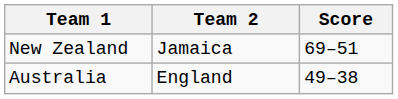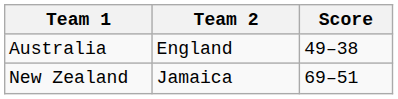rows swapped: (58, 78) <-> (69, 49)
